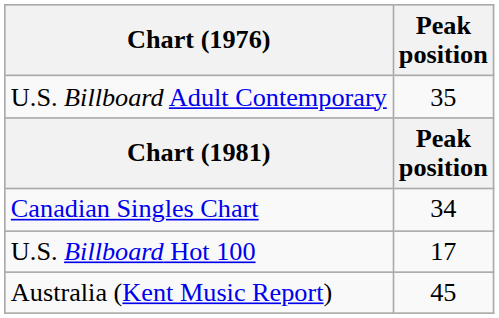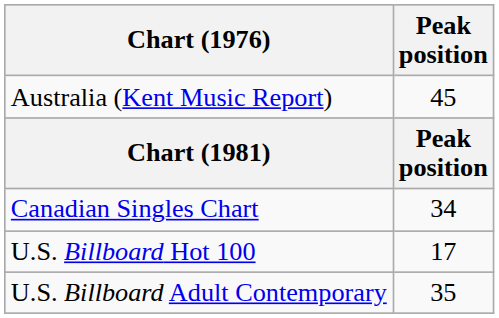rows swapped: (172, 292) <-> (199, 96)
